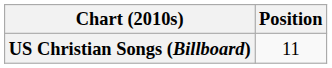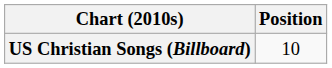(291, 48) 11 -> (291, 48) 10
